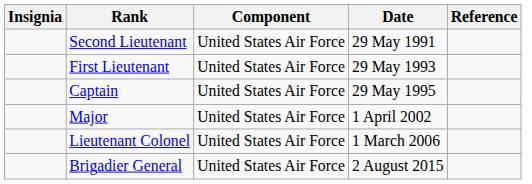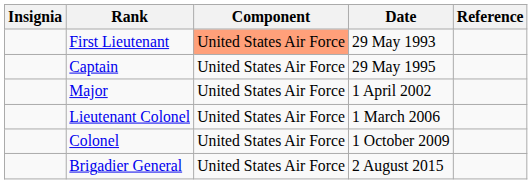- row: (128, 41)
(271, 66) no background -> (271, 41) lightsalmon background
+ row: (94, 141)
